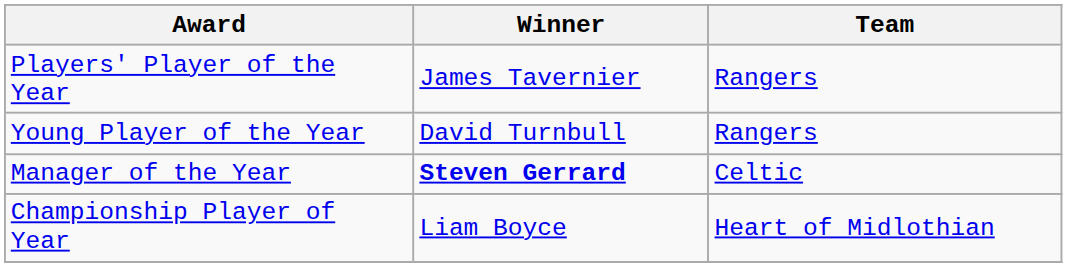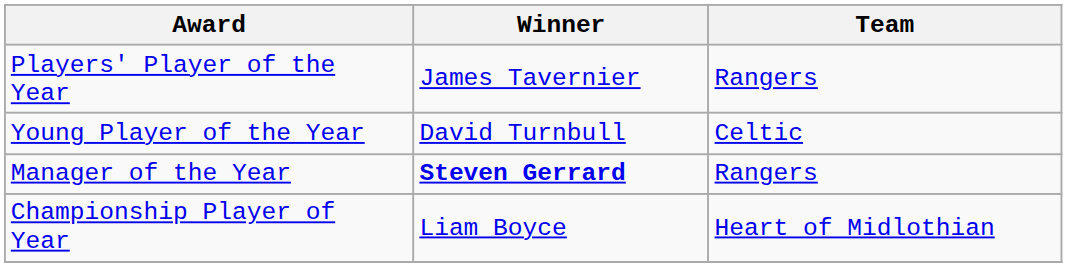(766, 133) Rangers -> (759, 133) Celtic
(759, 173) Celtic -> (766, 173) Rangers
